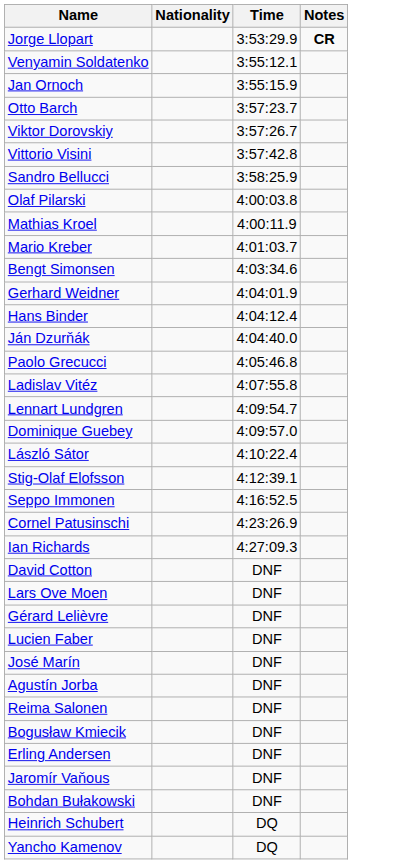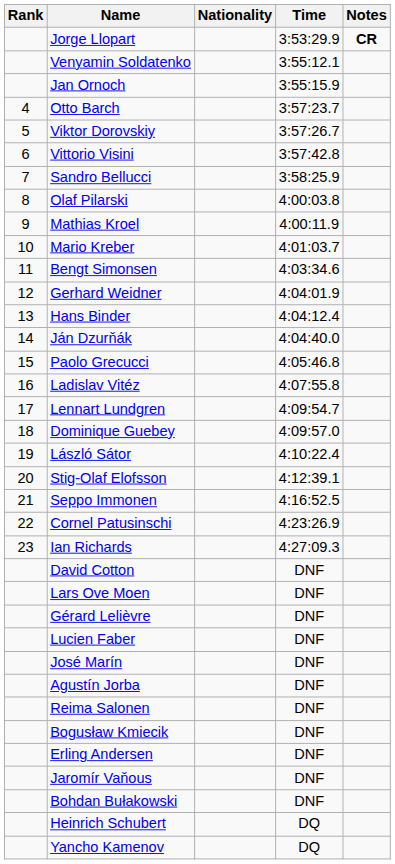+ column: (26, 16)
